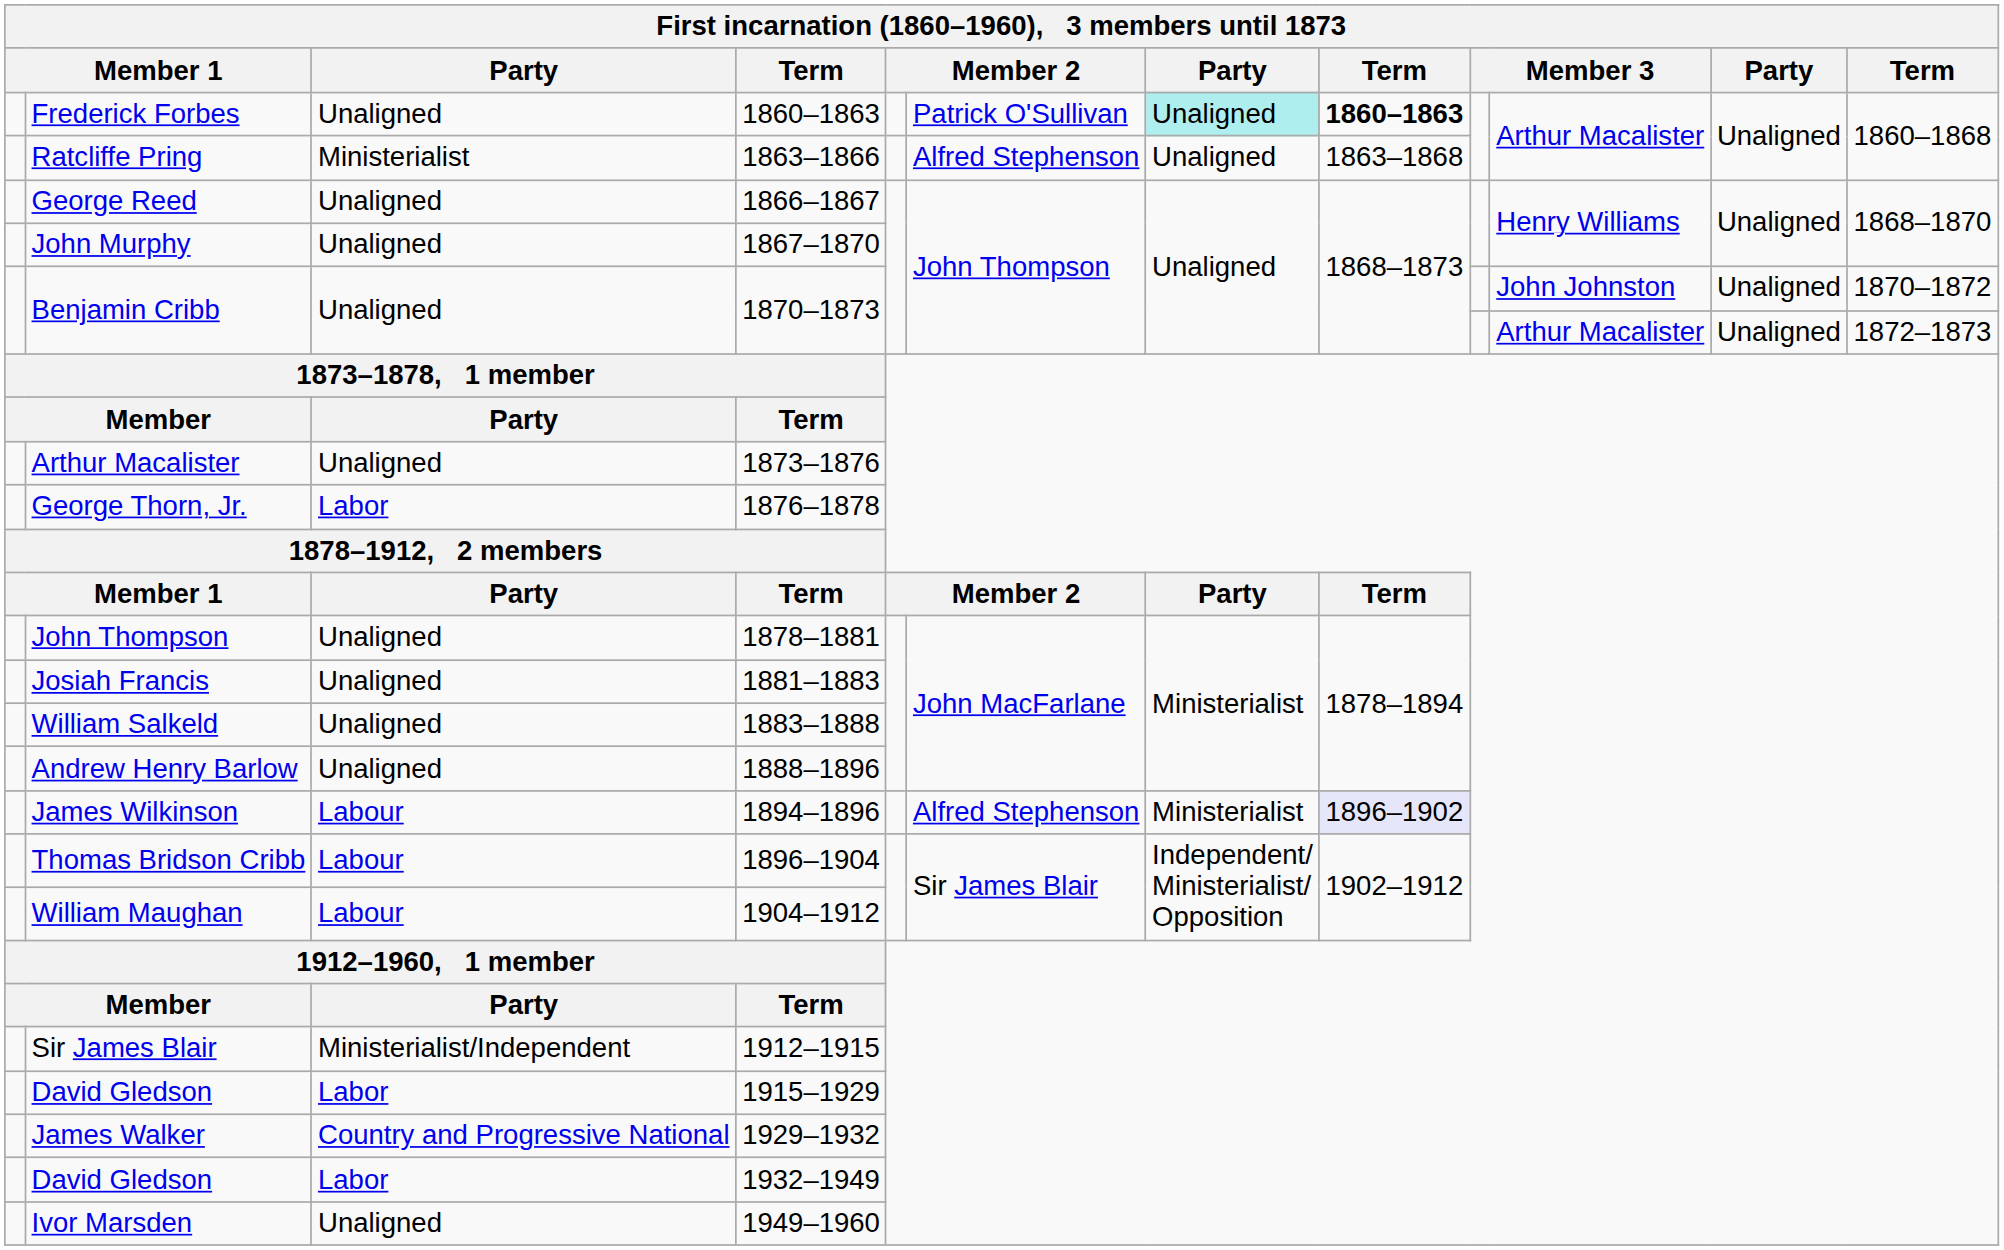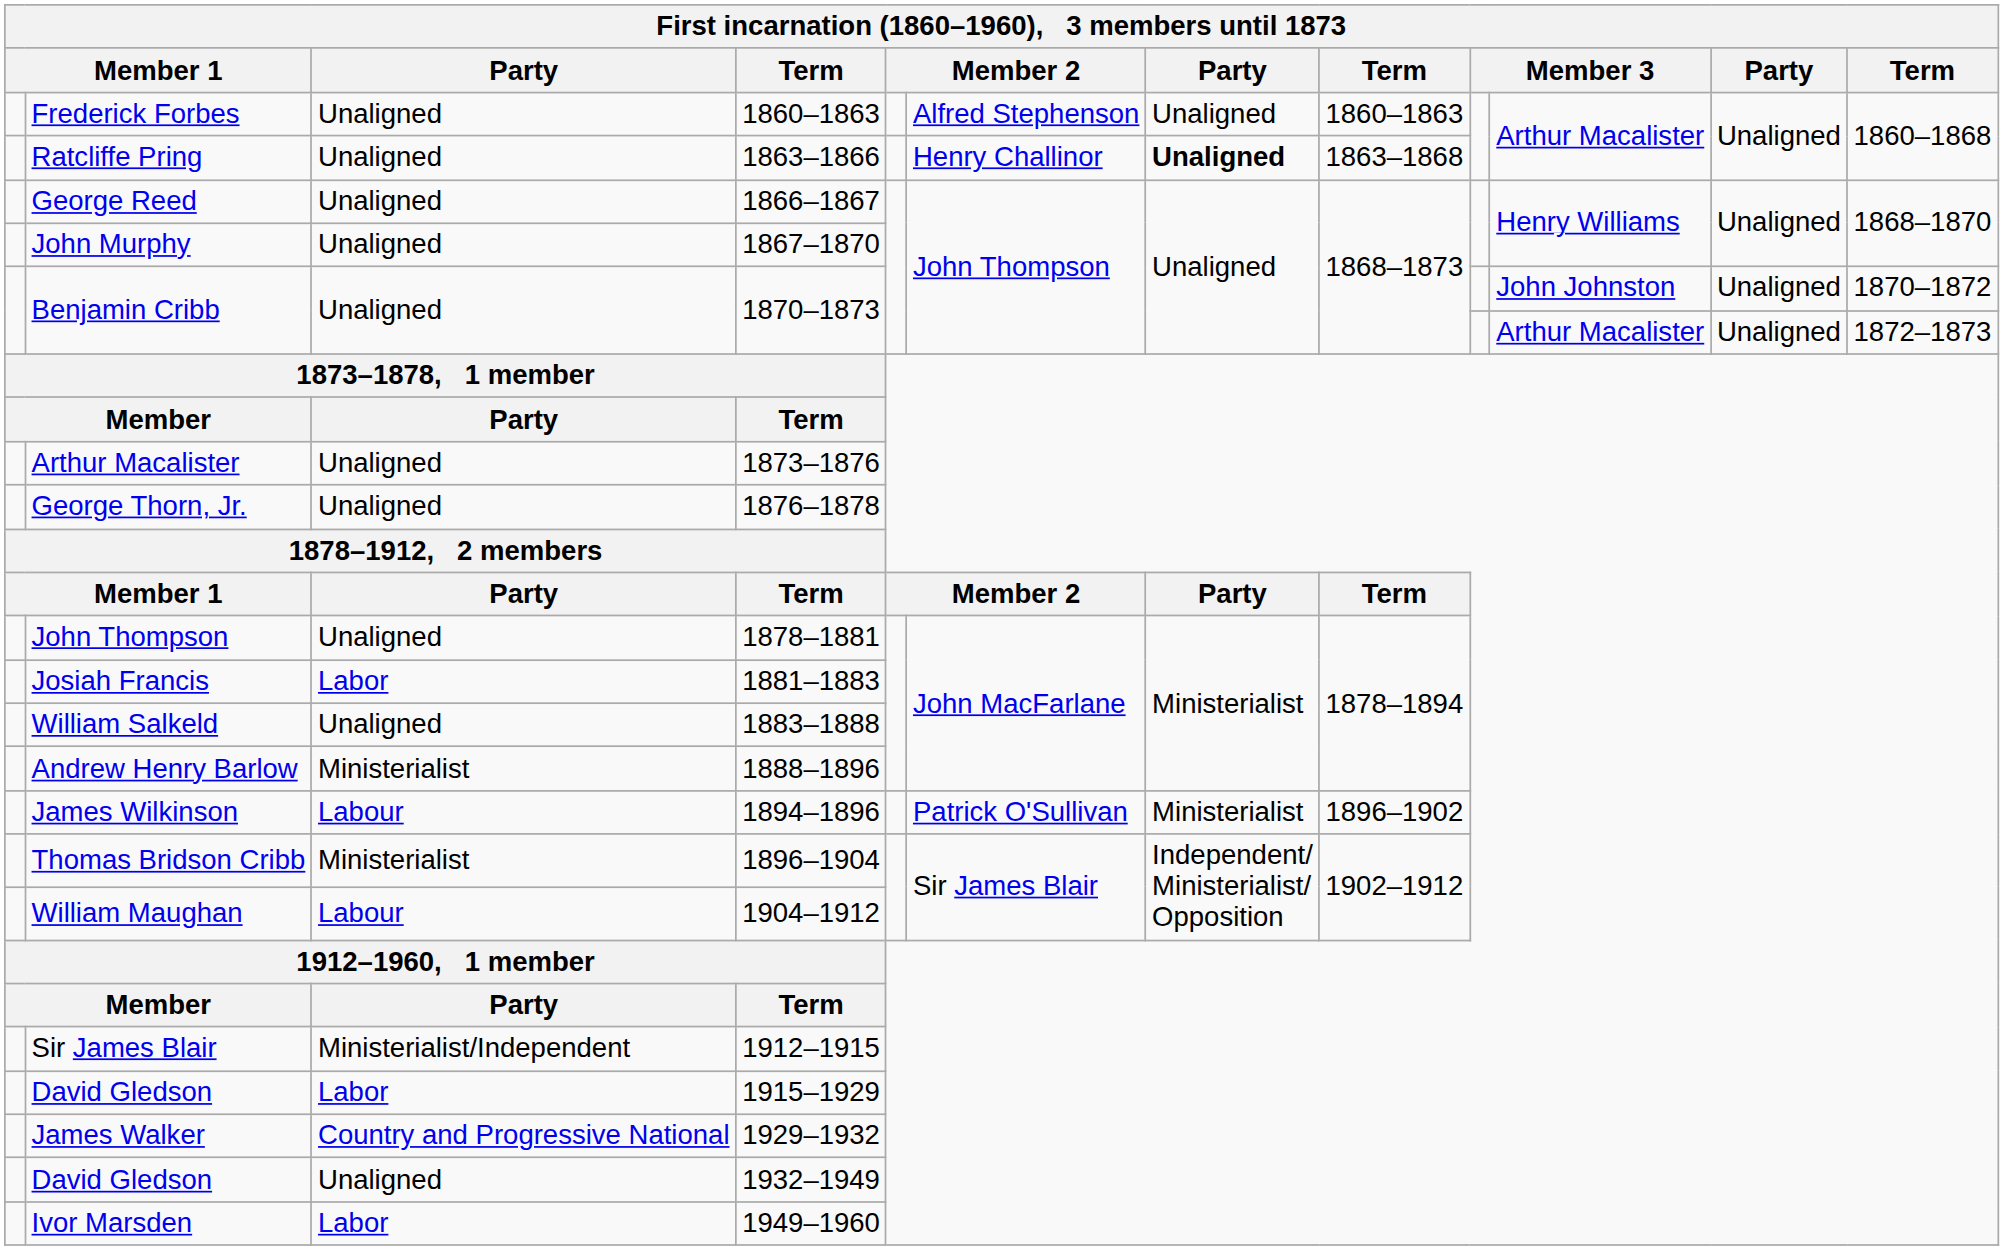(1020, 113) Patrick O'Sullivan -> (1026, 113) Alfred Stephenson
(1214, 113) paleturquoise background -> (1214, 113) no background
(1394, 113) bold -> (1394, 113) normal
(394, 157) Ministerialist -> (380, 157) Unaligned
(1026, 157) Alfred Stephenson -> (1008, 157) Henry Challinor
(1214, 157) normal -> (1219, 157) bold
(353, 506) Labor -> (380, 506) Unaligned
(380, 680) Unaligned -> (353, 680) Labor
(380, 768) Unaligned -> (394, 768) Ministerialist
(1026, 811) Alfred Stephenson -> (1020, 811) Patrick O'Sullivan
(1394, 811) lavender background -> (1394, 811) no background
(361, 860) Labour -> (394, 860) Ministerialist
(353, 1179) Labor -> (380, 1179) Unaligned
(380, 1223) Unaligned -> (353, 1223) Labor
